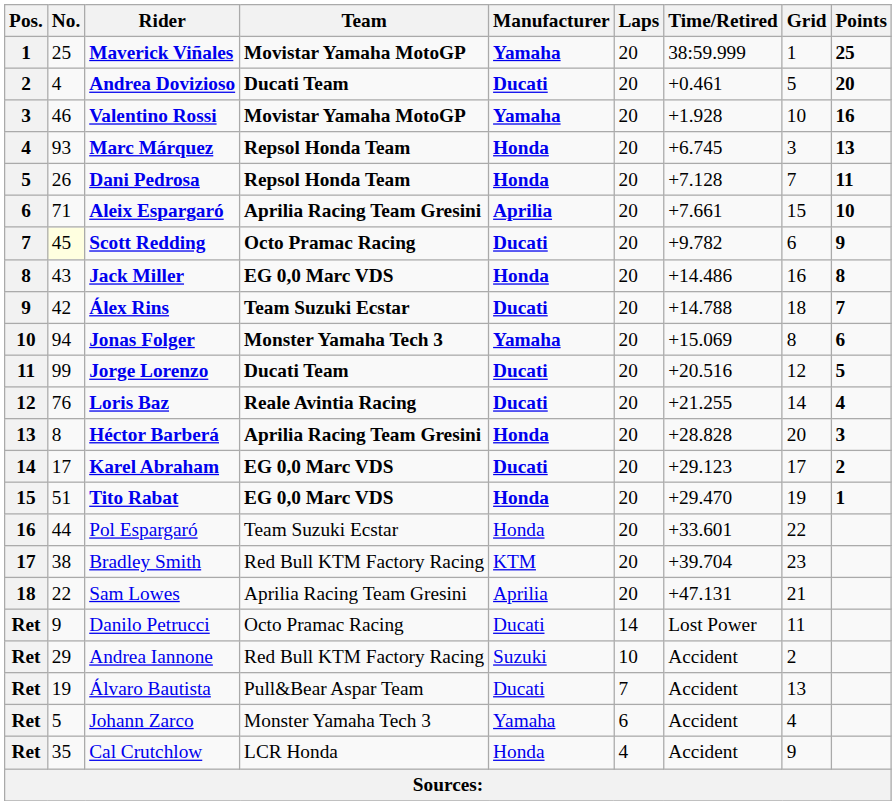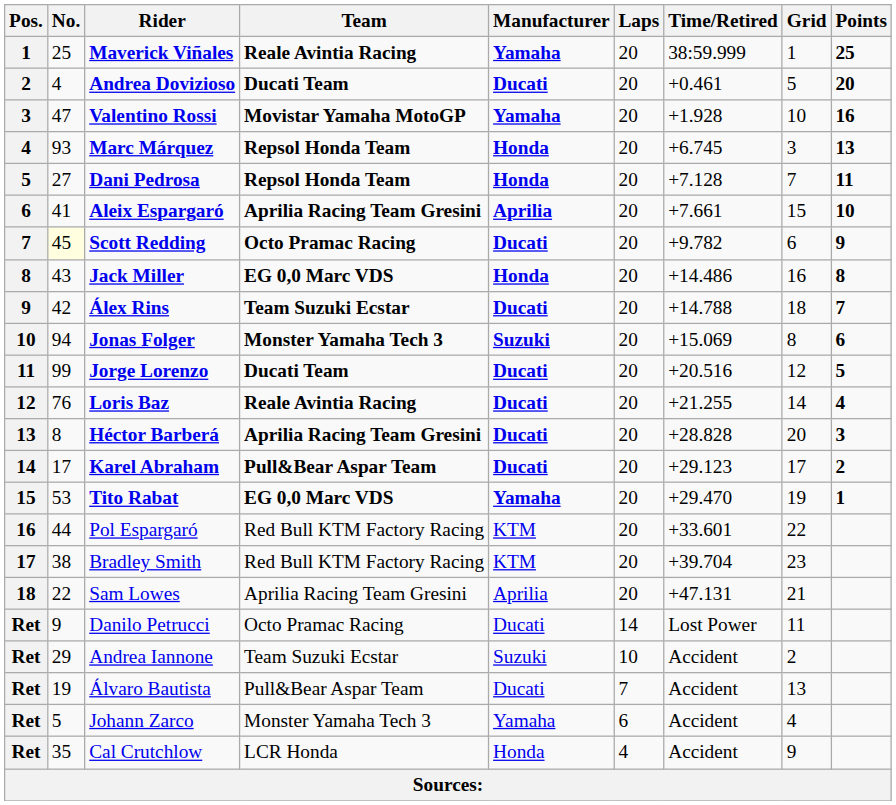(355, 52) Movistar Yamaha MotoGP -> (330, 52) Reale Avintia Racing
(61, 116) 46 -> (61, 116) 47
(61, 179) 26 -> (61, 179) 27
(61, 211) 71 -> (61, 211) 41
(527, 338) Yamaha -> (522, 338) Suzuki
(521, 434) Honda -> (520, 434) Ducati
(319, 466) EG 0,0 Marc VDS -> (340, 466) Pull&Bear Aspar Team
(61, 498) 51 -> (61, 498) 53
(521, 498) Honda -> (527, 498) Yamaha
(321, 529) Team Suzuki Ecstar -> (364, 529) Red Bull KTM Factory Racing
(519, 529) Honda -> (515, 529) KTM
(364, 657) Red Bull KTM Factory Racing -> (321, 657) Team Suzuki Ecstar
